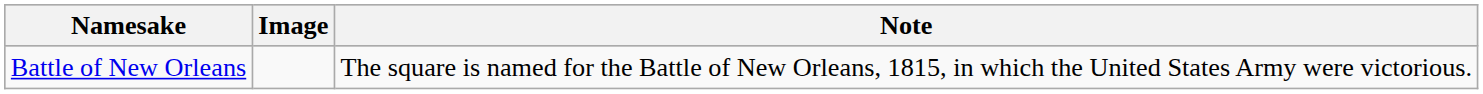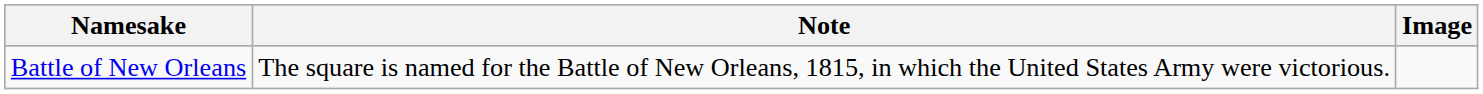columns swapped: (293, 25) <-> (906, 25)
